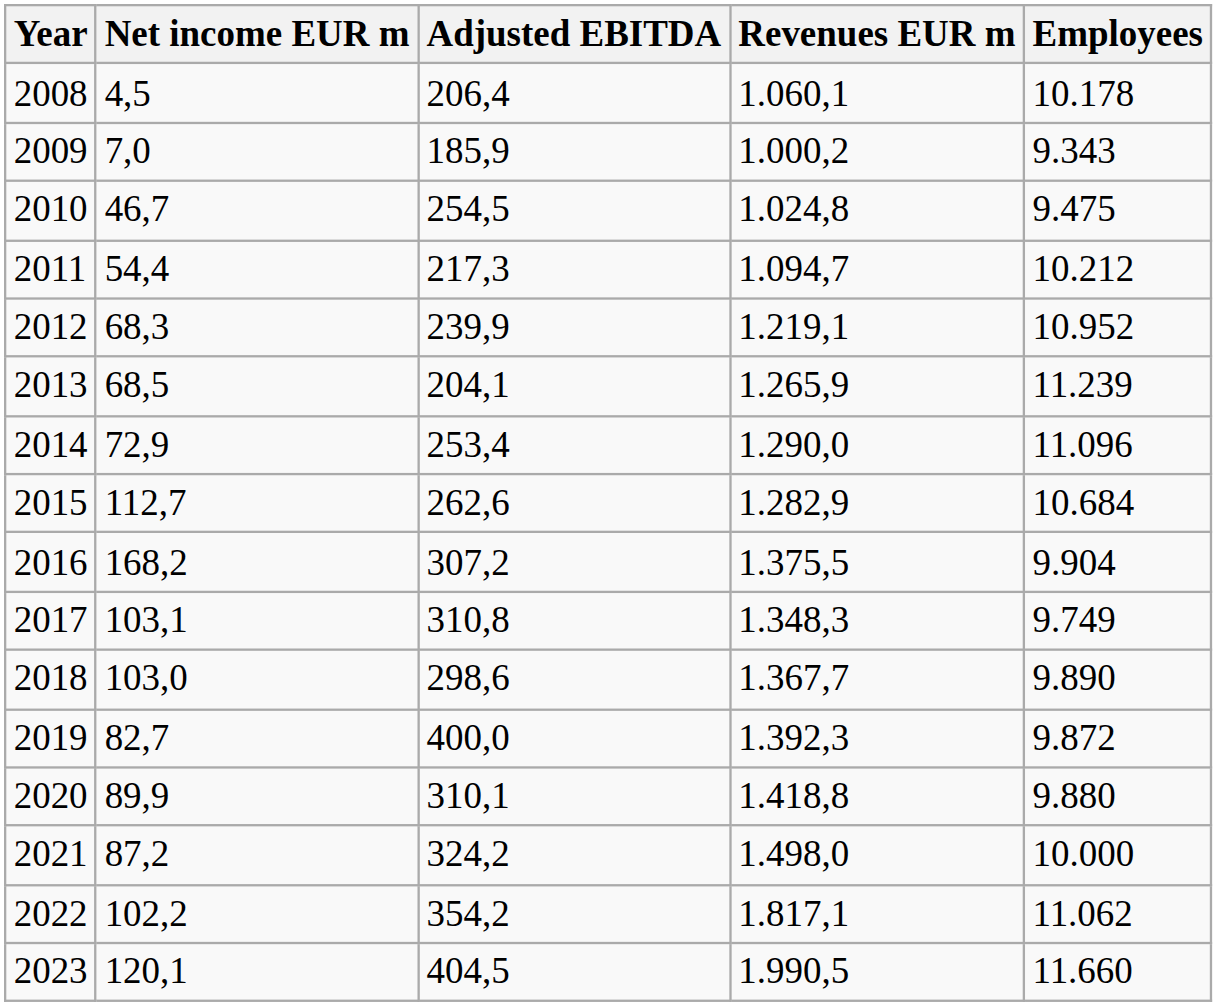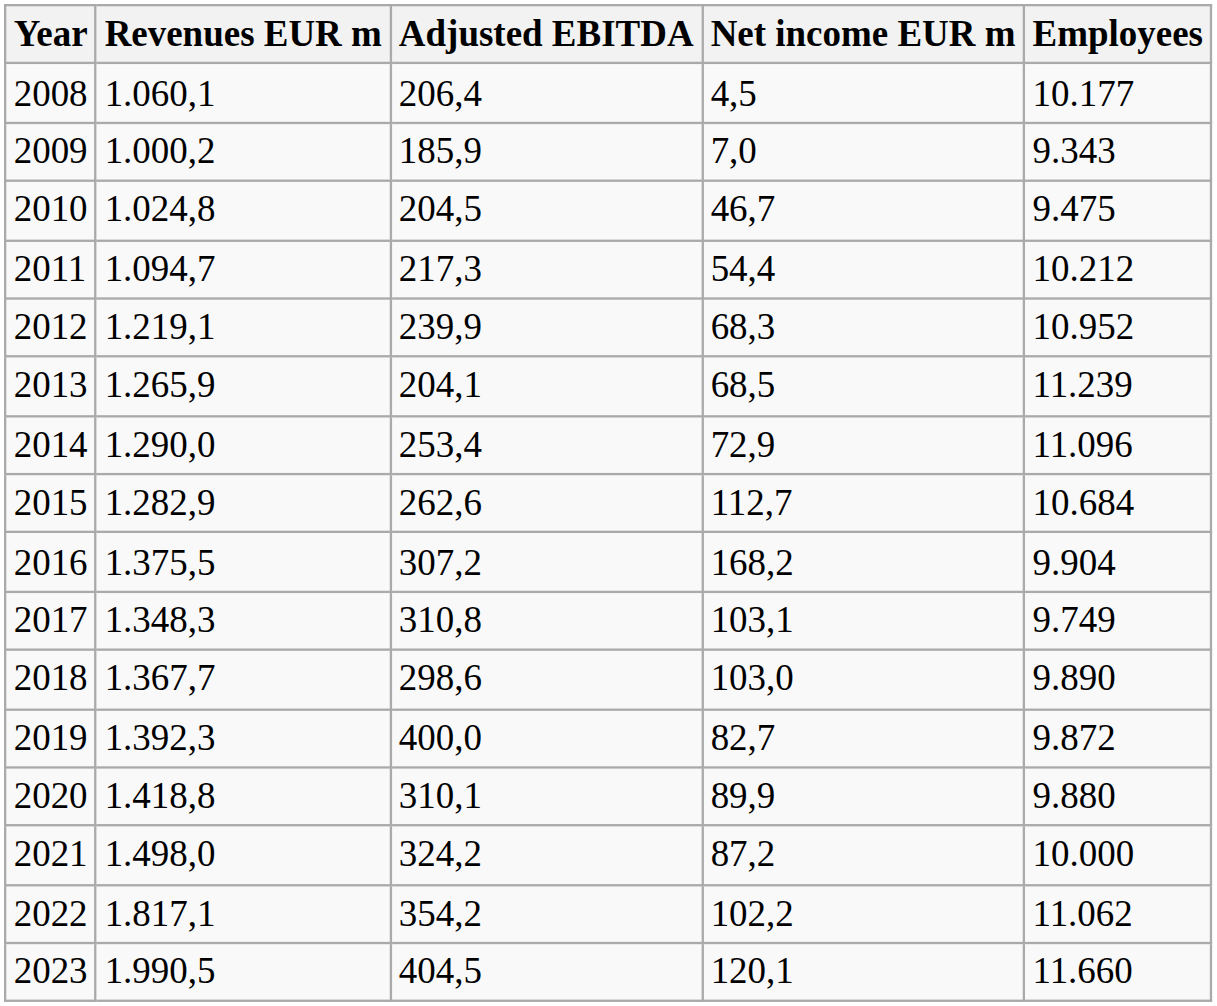columns swapped: (877, 33) <-> (257, 33)
(1083, 92) 10.178 -> (1083, 92) 10.177
(468, 209) 254,5 -> (440, 209) 204,5
